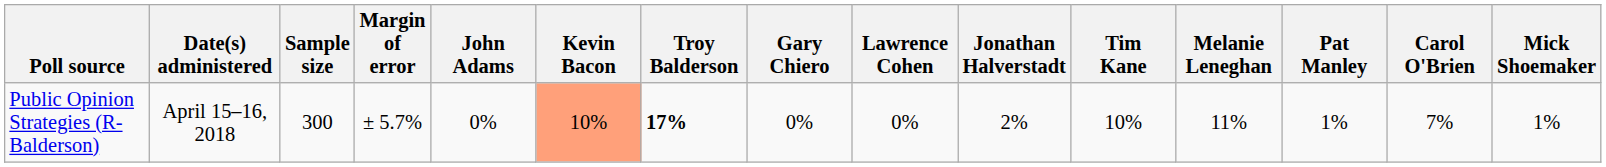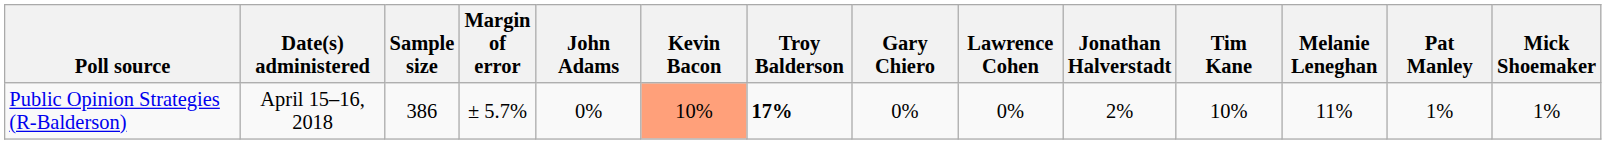- column: (1440, 55)
(317, 122) 300 -> (422, 110) 386
